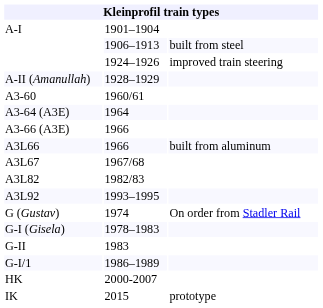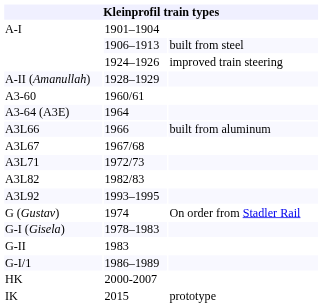- row: (37, 129)
+ row: (22, 162)
